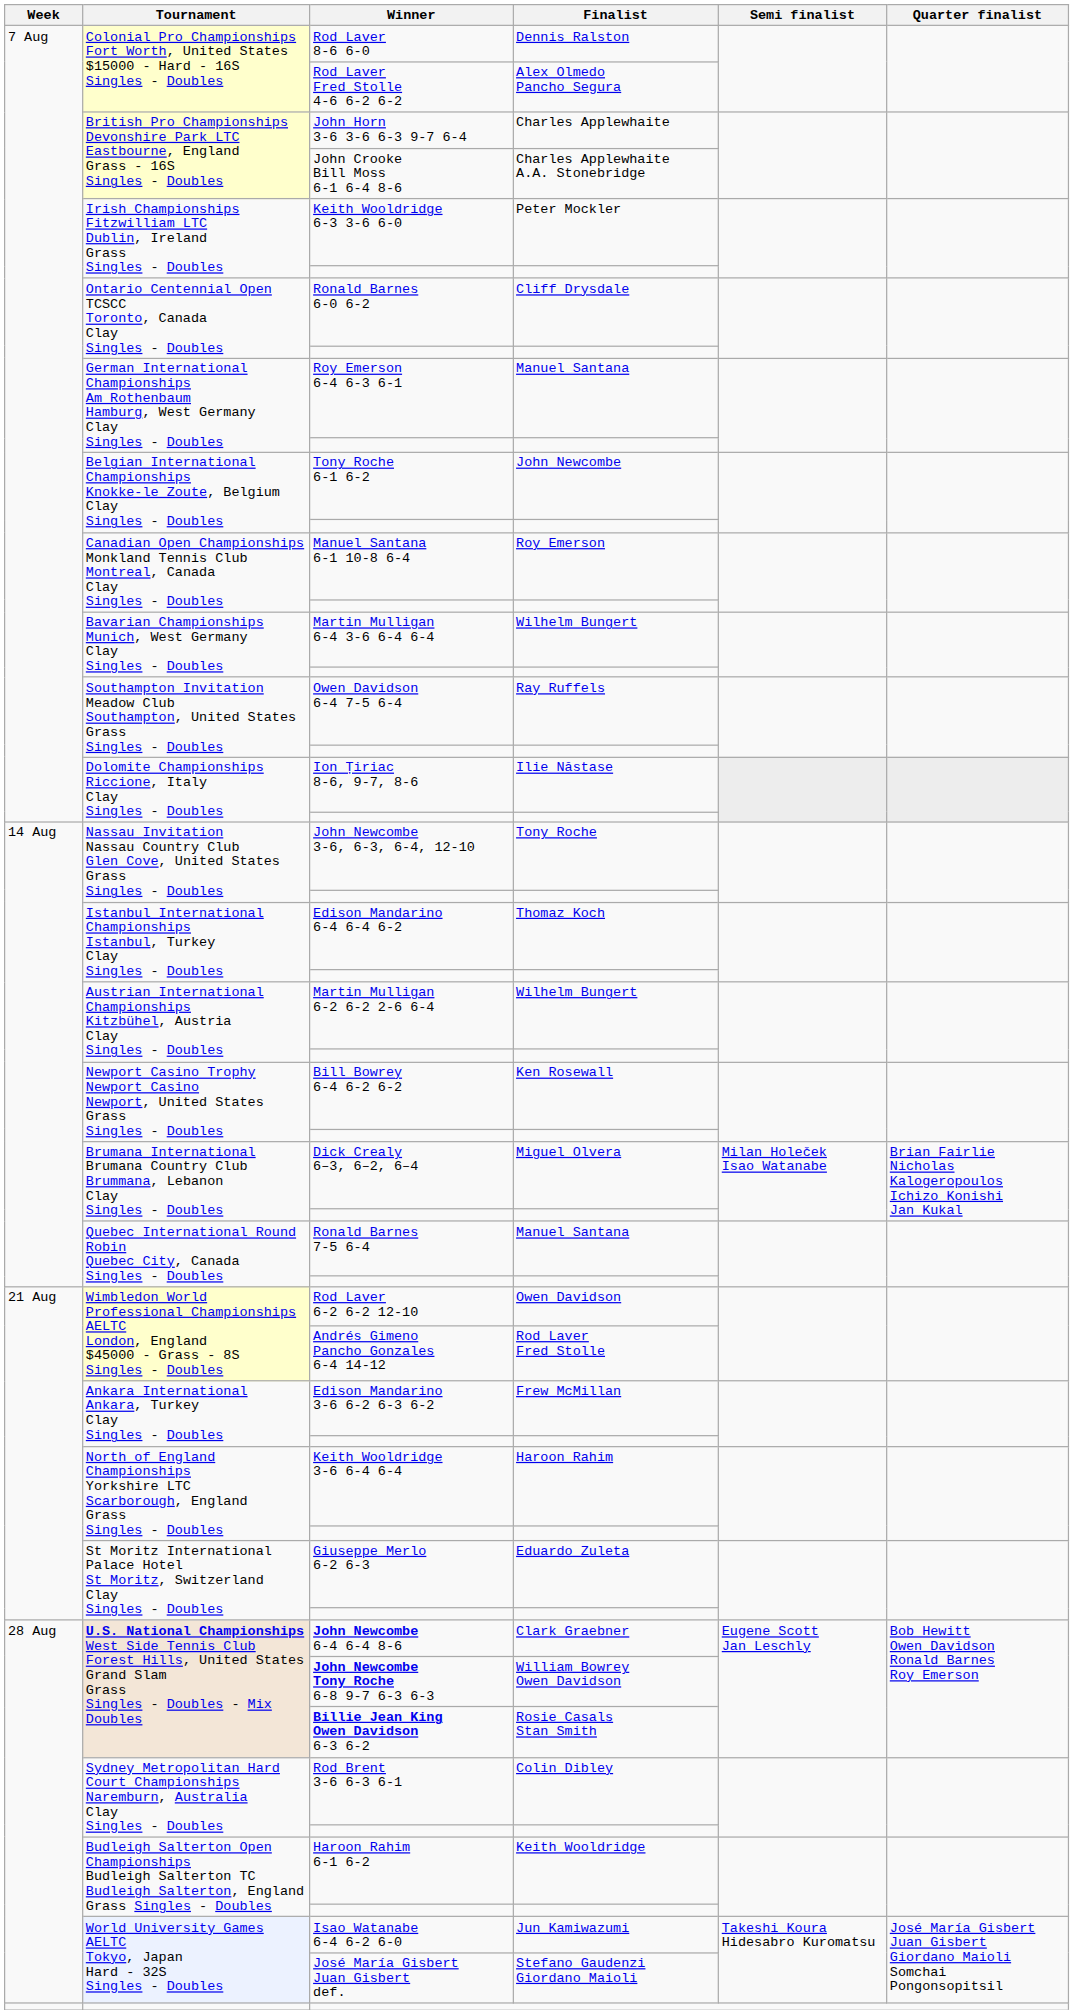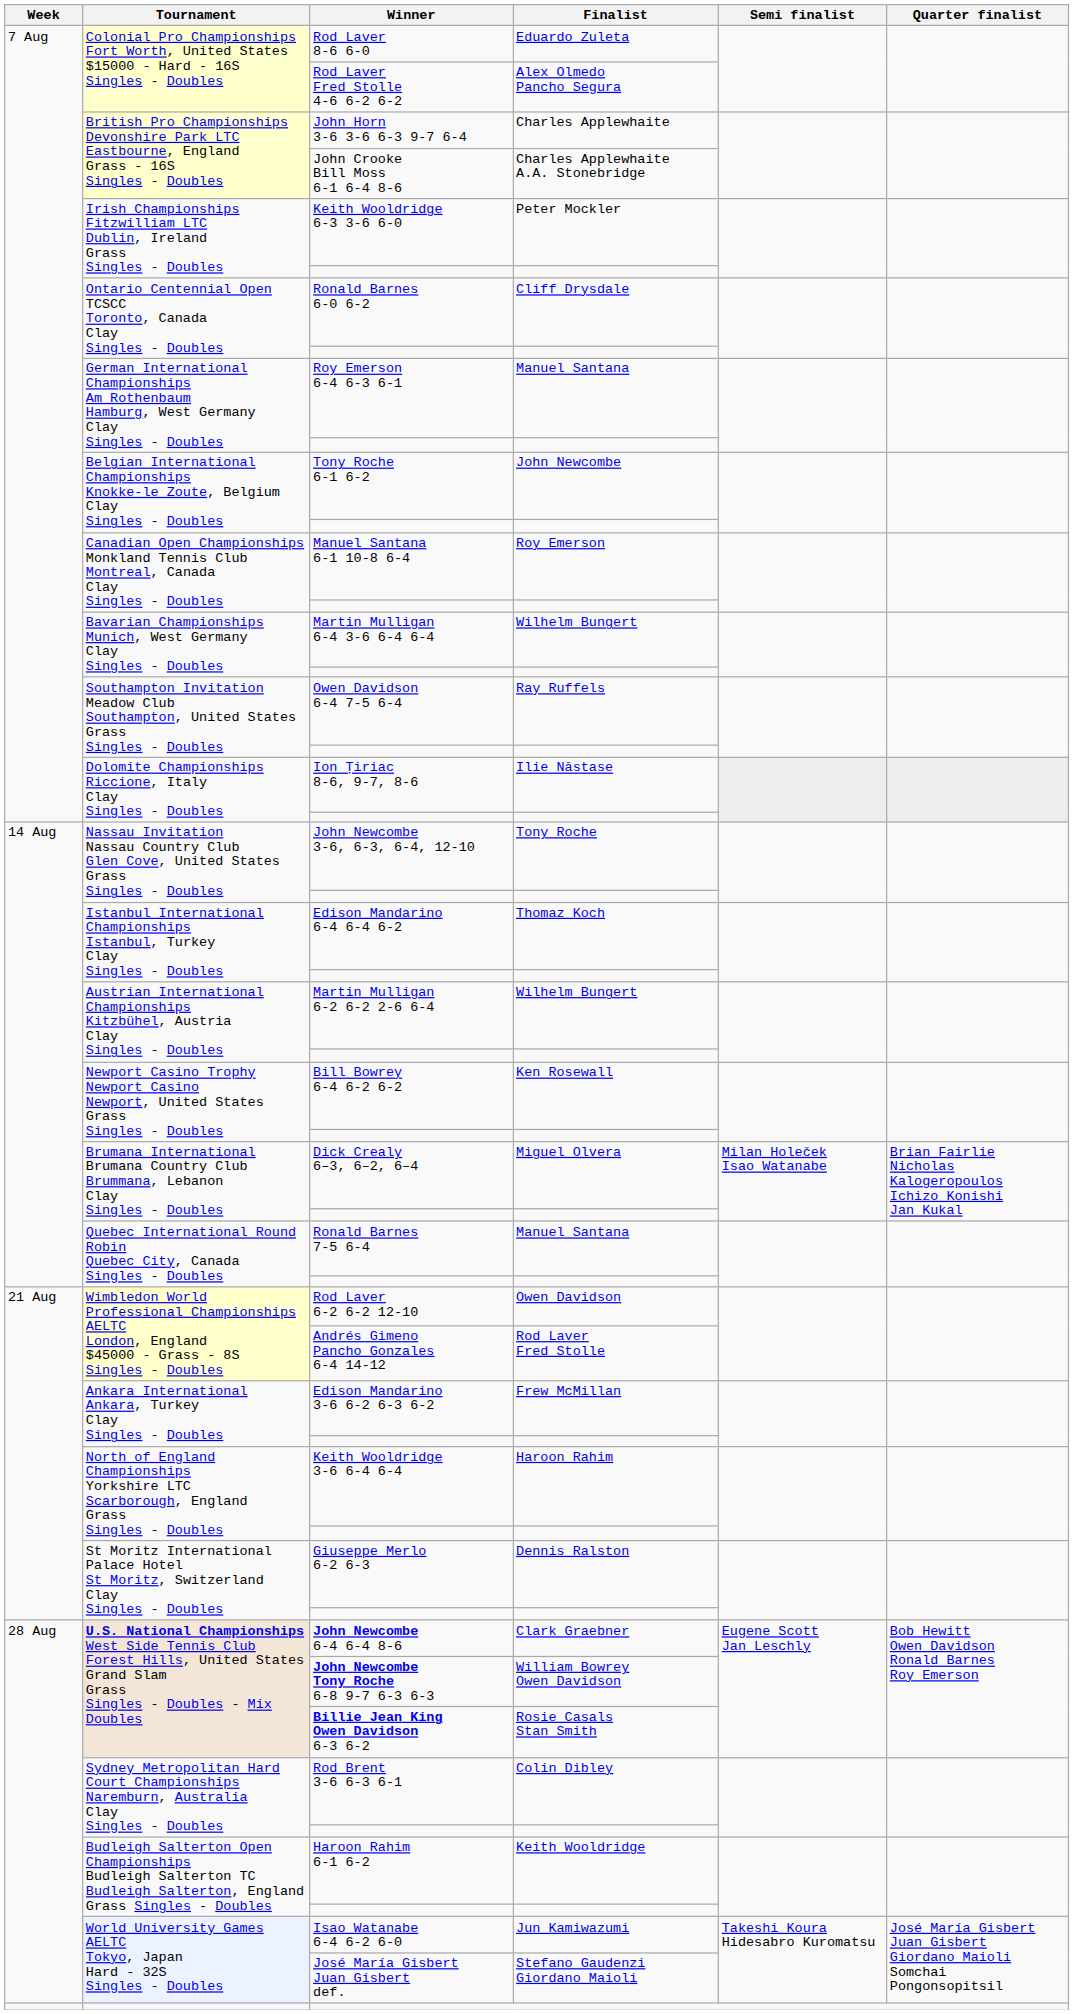(573, 37) Dennis Ralston -> (573, 37) Eduardo Zuleta
(573, 1551) Eduardo Zuleta -> (573, 1551) Dennis Ralston
